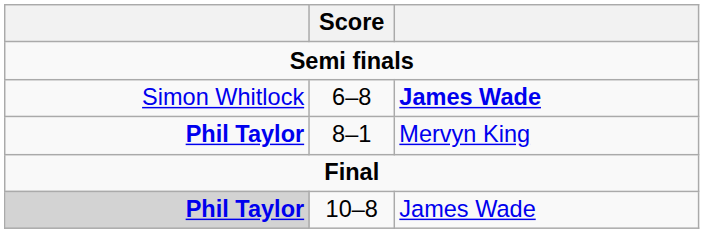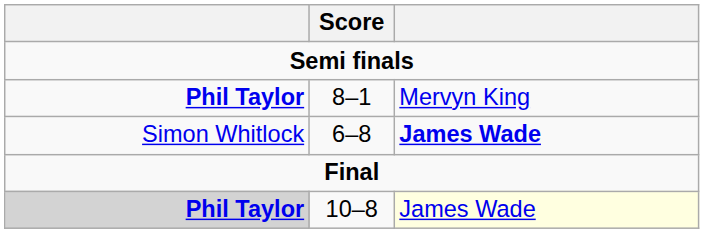rows swapped: (352, 135) <-> (352, 97)
(468, 209) no background -> (468, 209) lightyellow background
